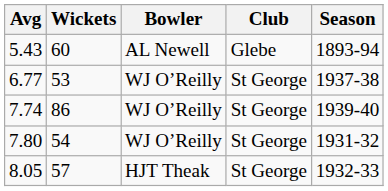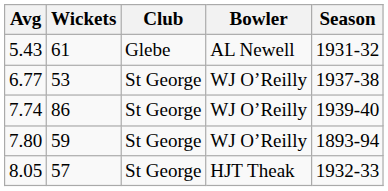columns swapped: (173, 19) <-> (269, 19)
(61, 49) 60 -> (61, 49) 61
(347, 49) 1893-94 -> (347, 49) 1931-32
(61, 140) 54 -> (61, 140) 59
(347, 140) 1931-32 -> (347, 140) 1893-94
